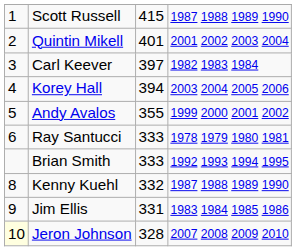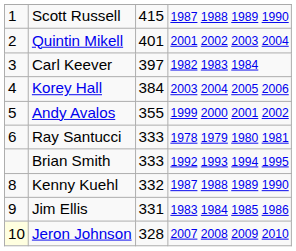(151, 88) 394 -> (151, 88) 384
